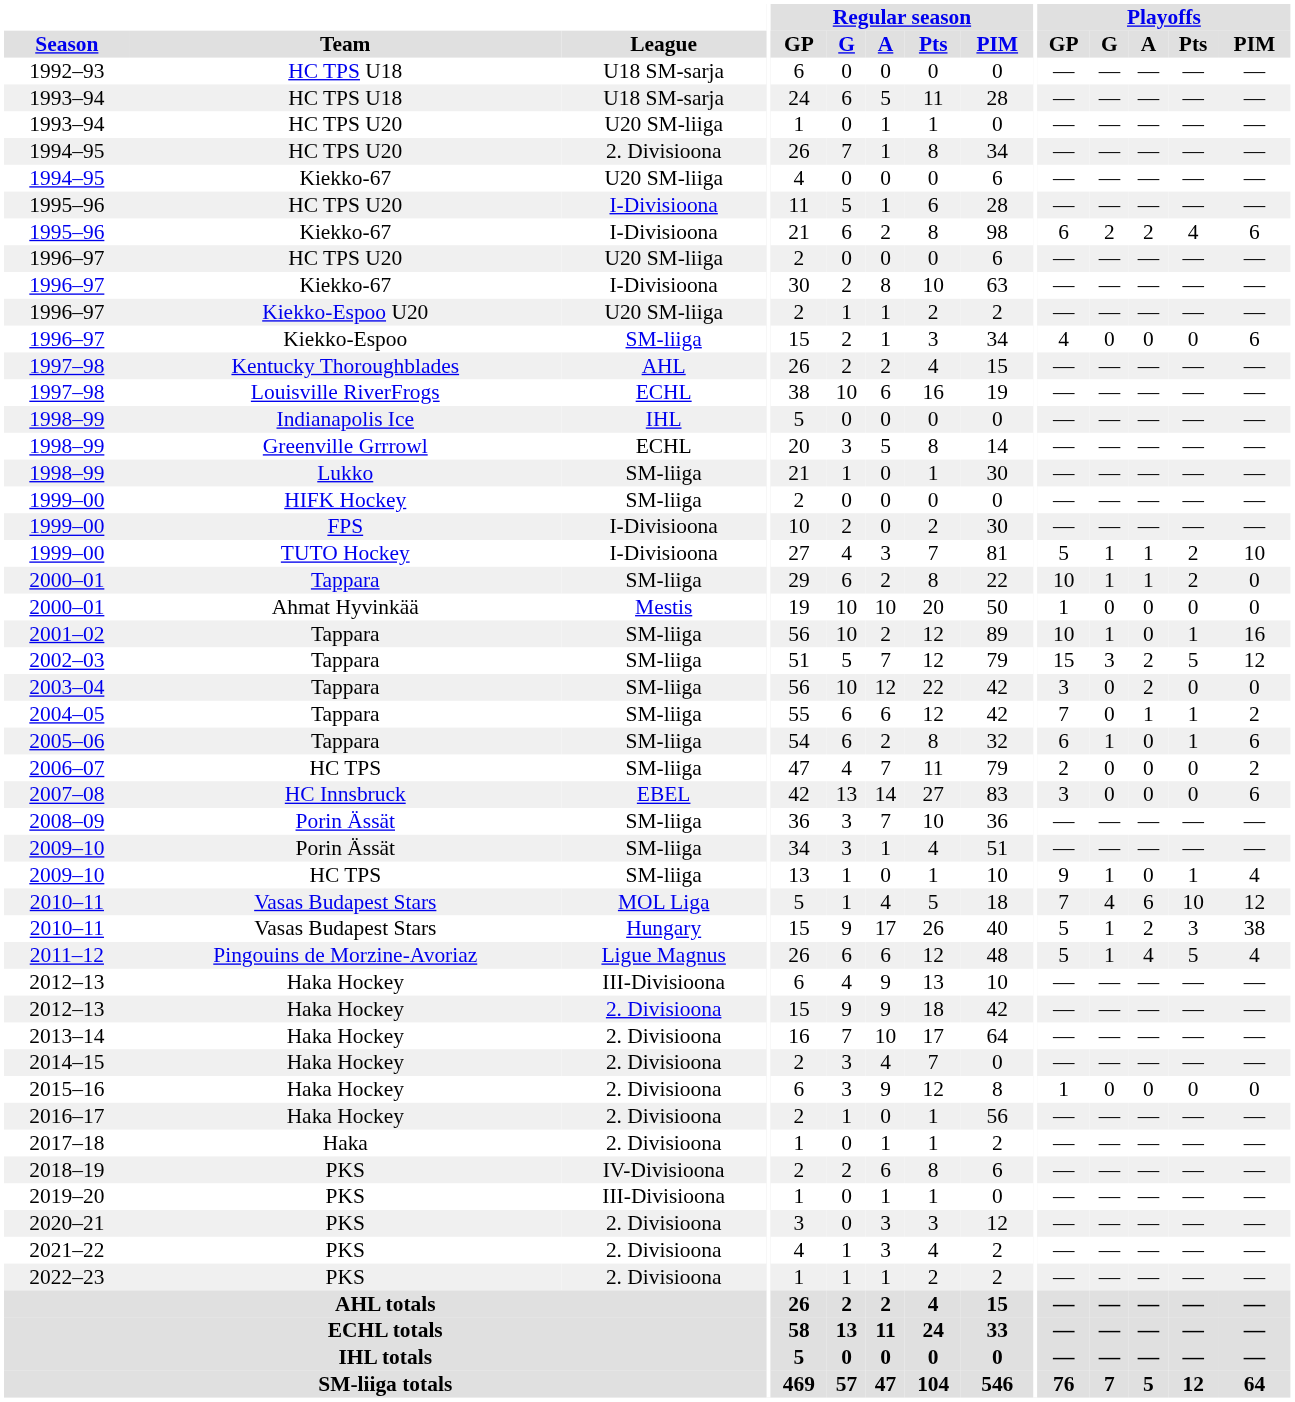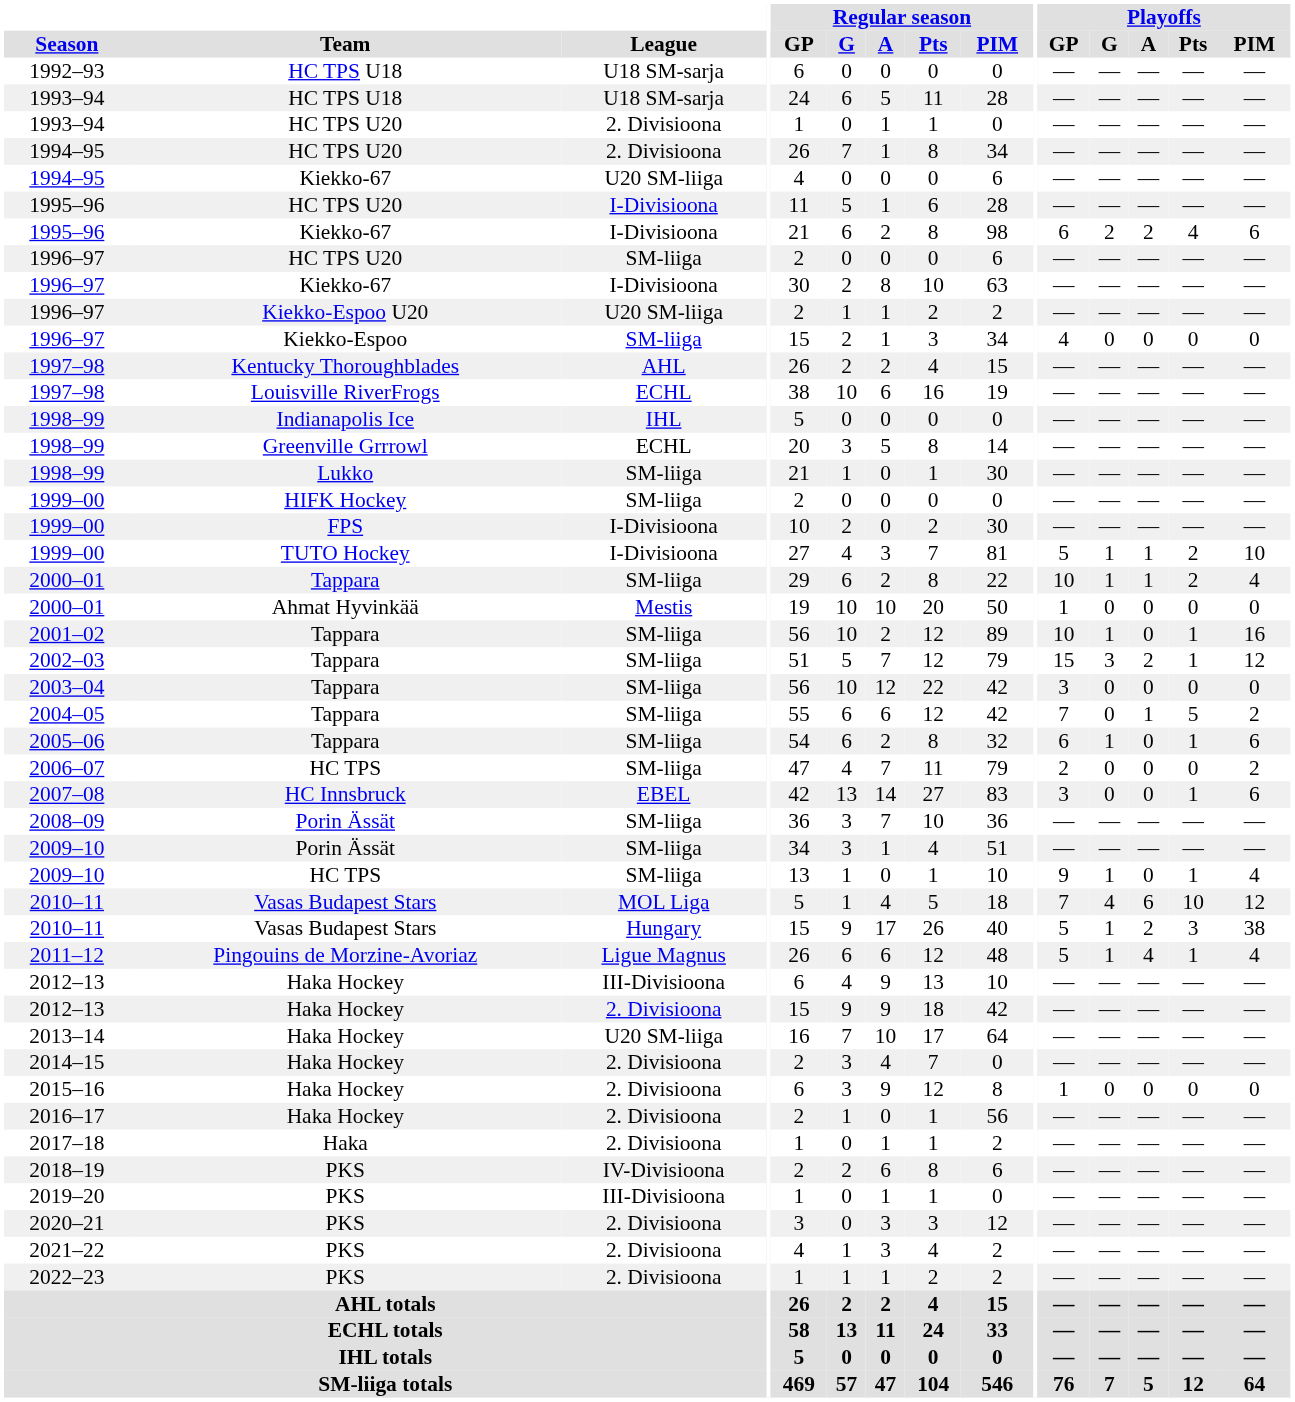(664, 124) U20 SM-liiga -> (664, 124) 2. Divisioona
(664, 258) U20 SM-liiga -> (664, 258) SM-liiga
(1254, 338) 6 -> (1254, 338) 0
(1254, 580) 0 -> (1254, 580) 4
(1193, 660) 5 -> (1193, 660) 1
(1148, 687) 2 -> (1148, 687) 0
(1193, 714) 1 -> (1193, 714) 5
(1193, 794) 0 -> (1193, 794) 1
(1193, 955) 5 -> (1193, 955) 1
(664, 1035) 2. Divisioona -> (664, 1035) U20 SM-liiga
